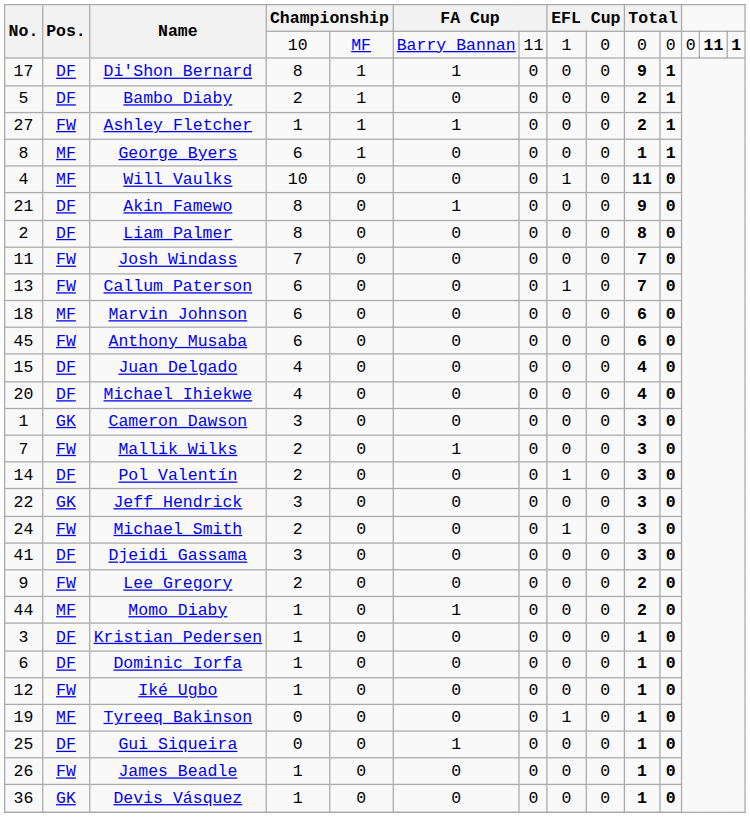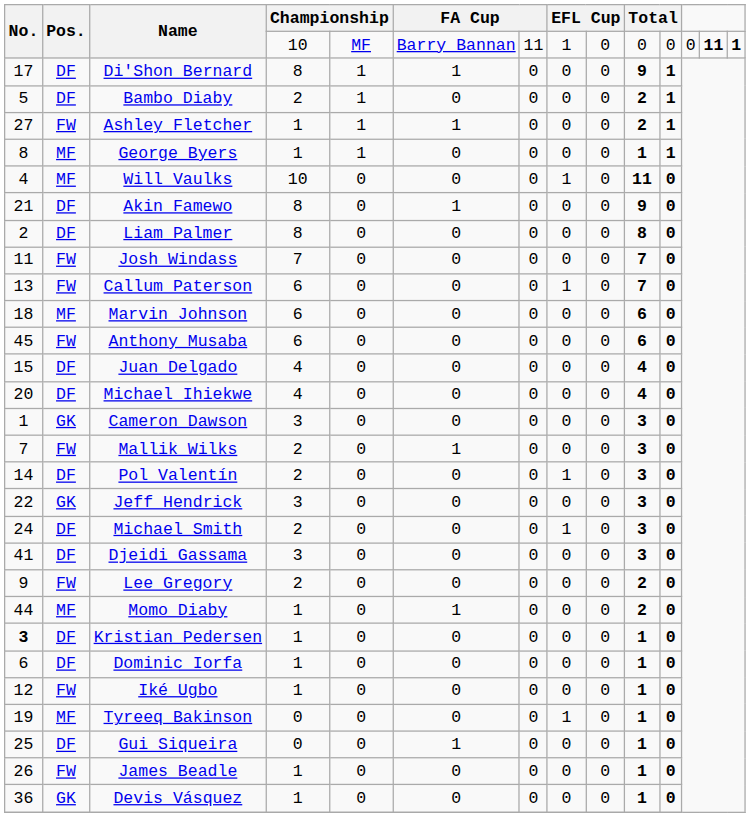(298, 153) 6 -> (298, 153) 1
(66, 529) FW -> (66, 529) DF
(23, 637) normal -> (23, 637) bold
